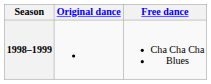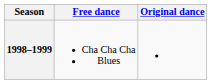columns swapped: (89, 12) <-> (165, 12)
